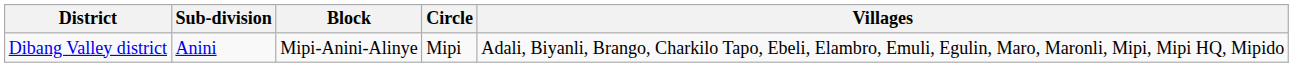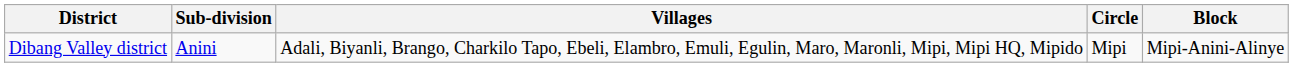columns swapped: (349, 18) <-> (883, 18)
